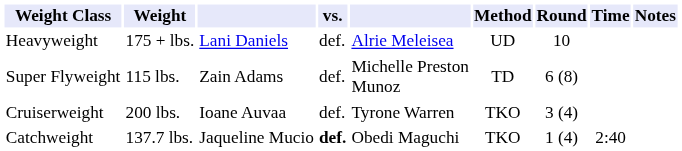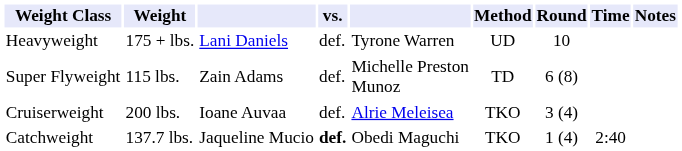(402, 41) Alrie Meleisea -> (403, 41) Tyrone Warren
(403, 112) Tyrone Warren -> (402, 112) Alrie Meleisea
